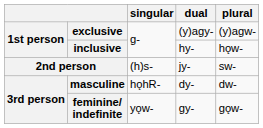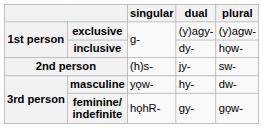(186, 48) hy- -> (186, 48) dy-
(145, 84) hǫhR- -> (142, 84) yǫw-
(186, 84) dy- -> (186, 84) hy-
(142, 108) yǫw- -> (145, 108) hǫhR-
